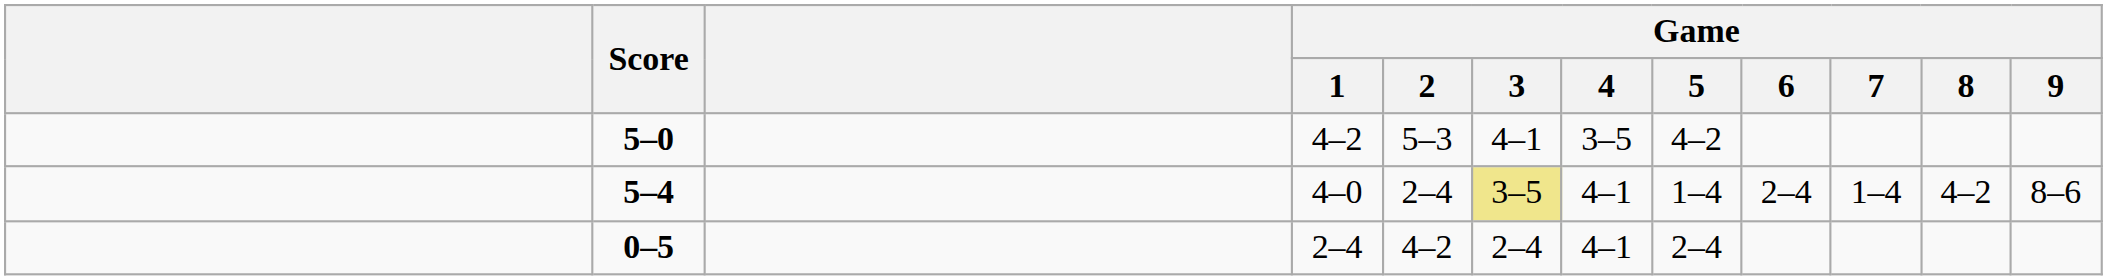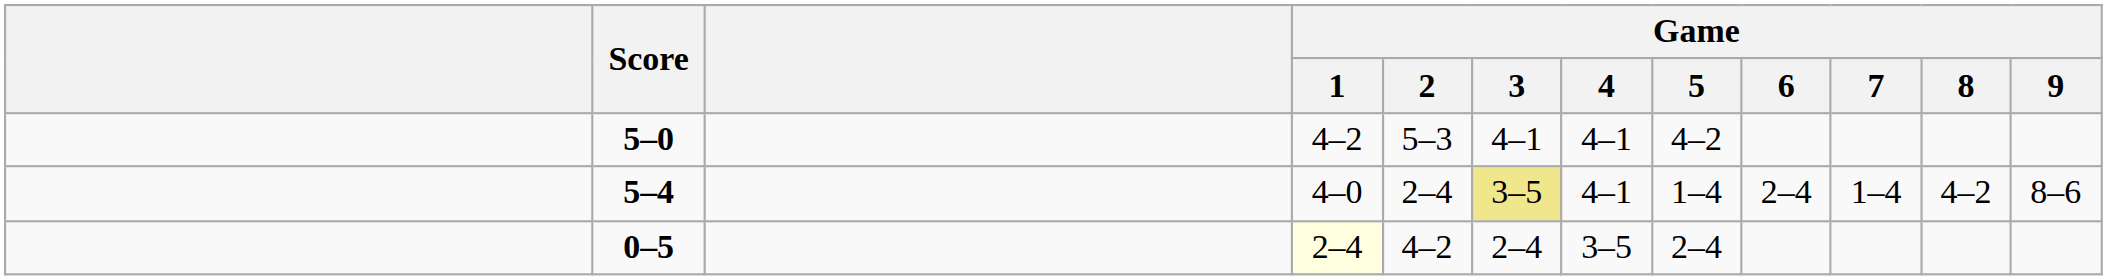(1607, 138) 3–5 -> (1607, 138) 4–1
(1337, 246) no background -> (1337, 246) lightyellow background
(1607, 246) 4–1 -> (1607, 246) 3–5
